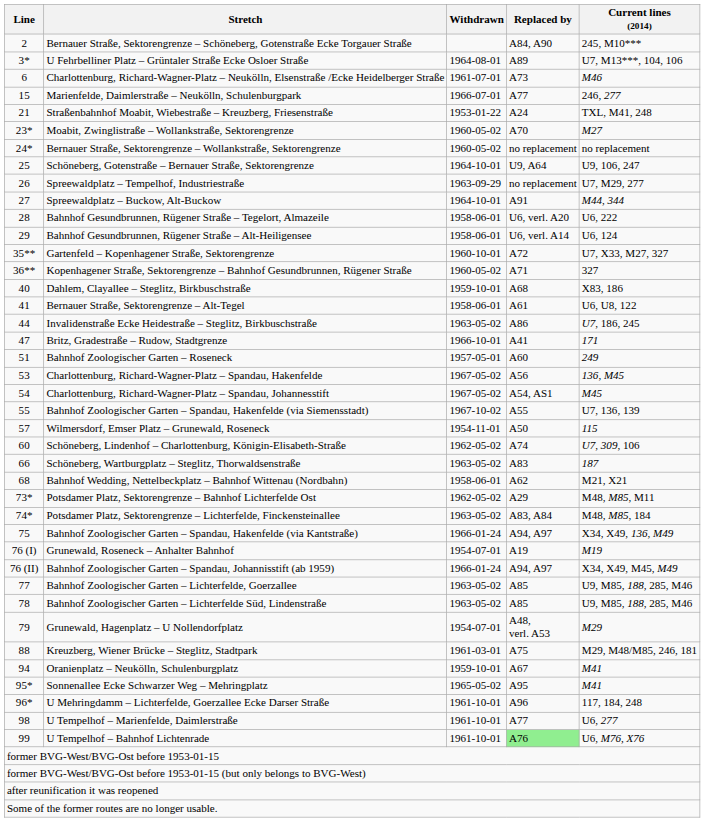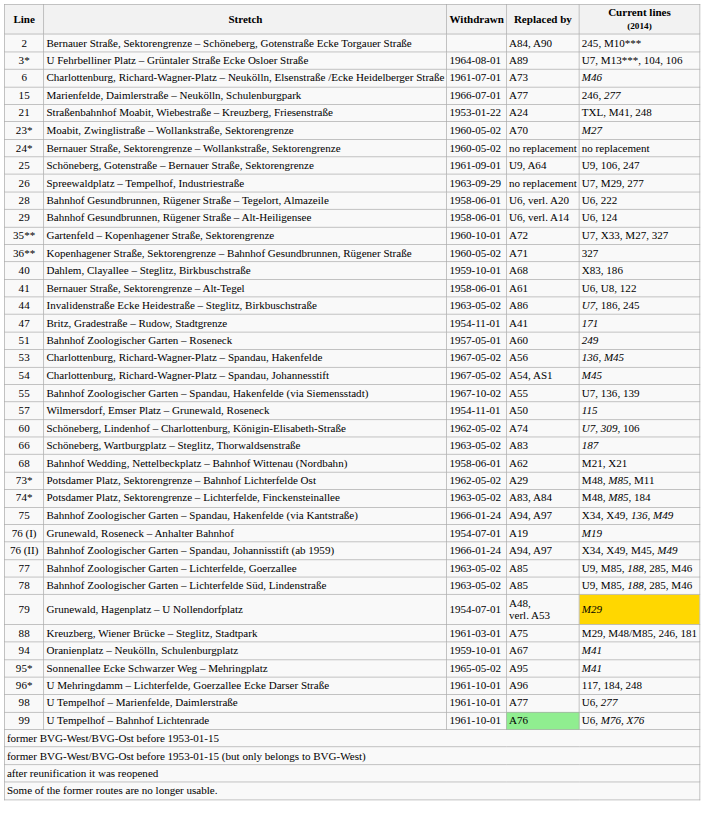(475, 165) 1964-10-01 -> (475, 165) 1961-09-01
- row: (134, 200)
(475, 340) 1966-10-01 -> (475, 323) 1954-11-01
(592, 627) no background -> (592, 609) gold background
